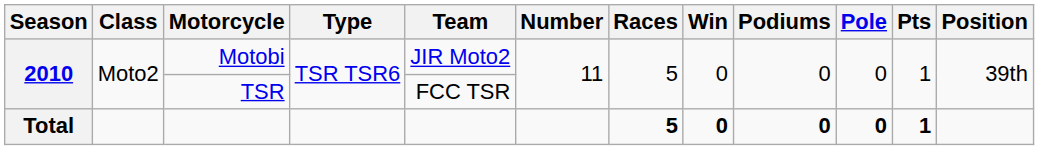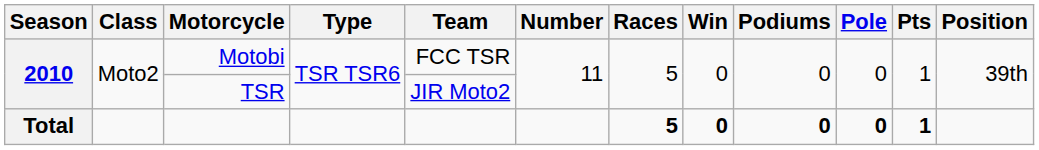(460, 56) JIR Moto2 -> (463, 56) FCC TSR
(463, 91) FCC TSR -> (460, 91) JIR Moto2
